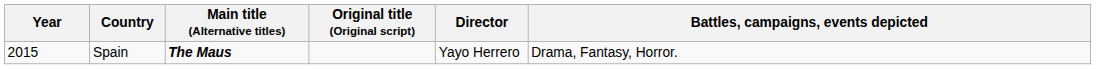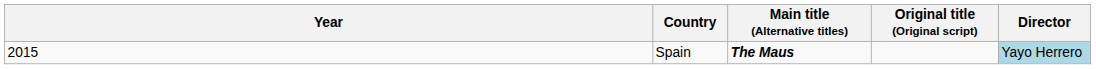- column: (809, 23)
(479, 52) no background -> (1042, 52) lightblue background
